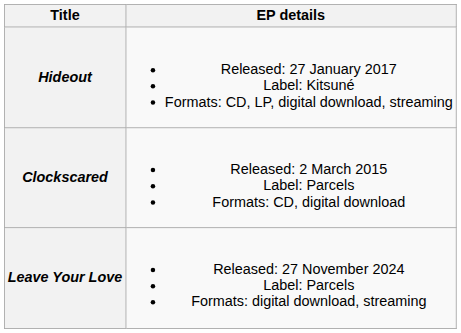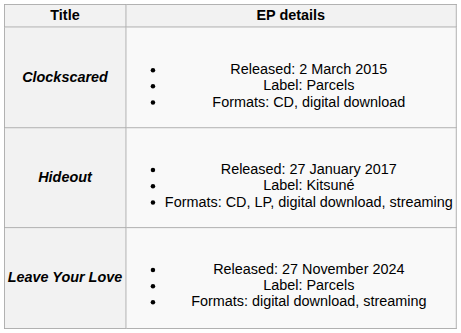rows swapped: (65, 177) <-> (65, 77)
